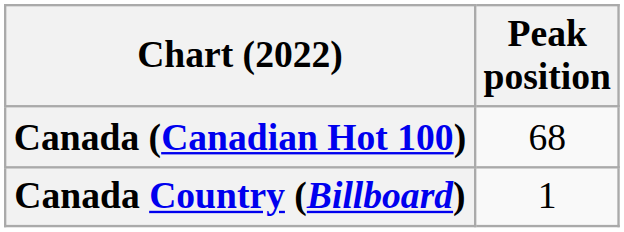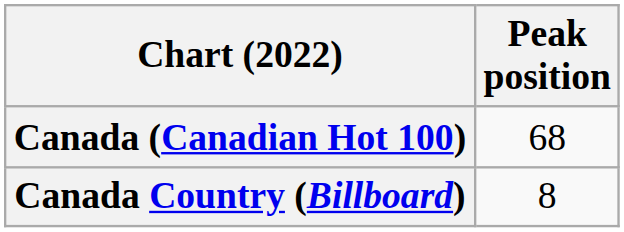(547, 195) 1 -> (547, 195) 8
